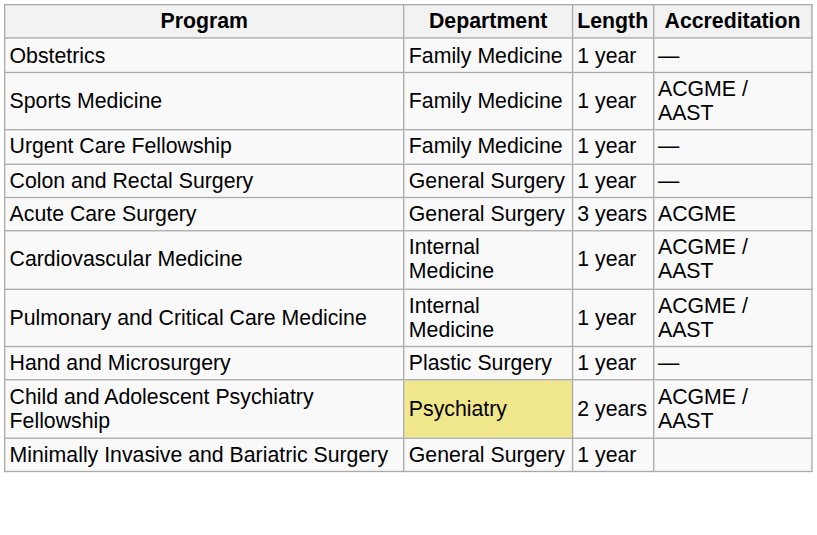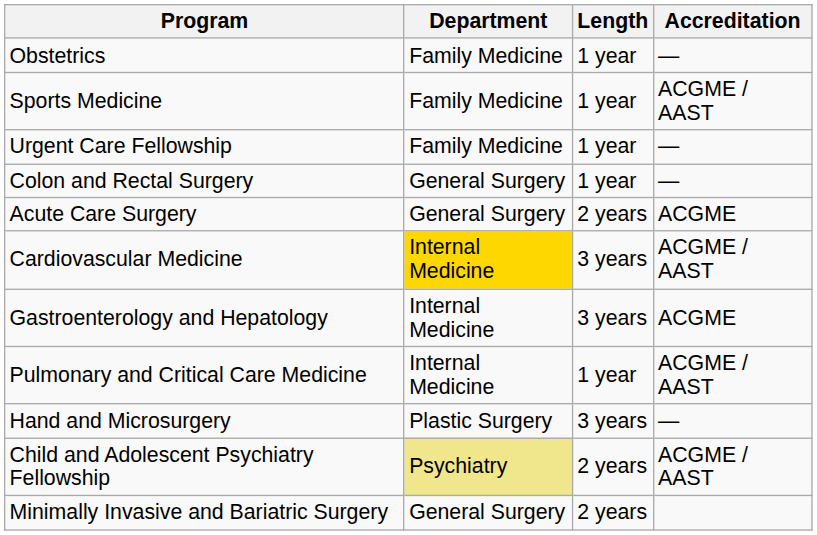(612, 214) 3 years -> (612, 214) 2 years
(451, 259) no background -> (452, 259) gold background
(607, 259) 1 year -> (612, 259) 3 years
+ row: (169, 317)
(607, 363) 1 year -> (612, 420) 3 years
(607, 454) 1 year -> (612, 512) 2 years
